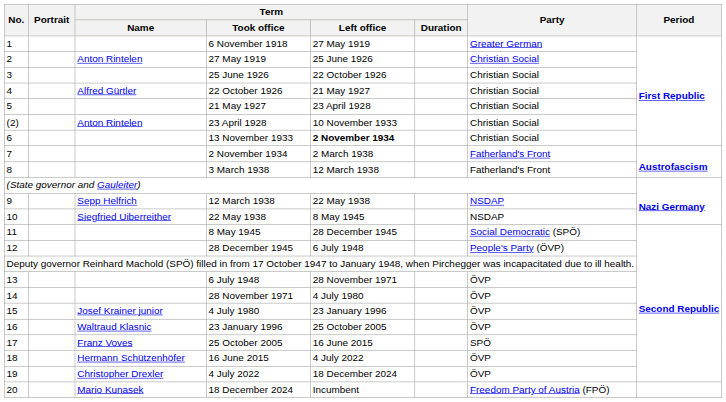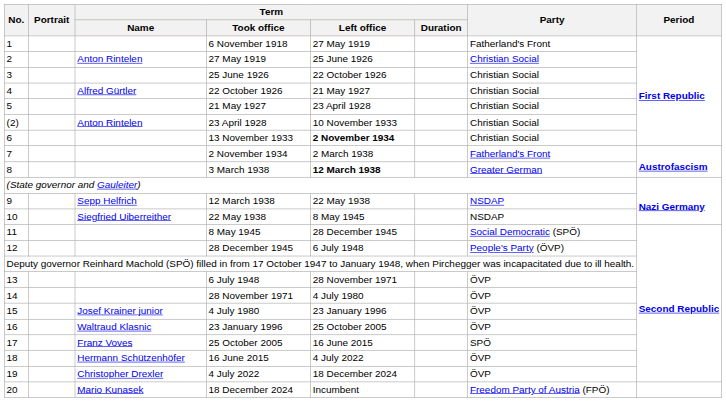(506, 43) Greater German -> (510, 43) Fatherland's Front
(346, 169) normal -> (347, 169) bold
(510, 169) Fatherland's Front -> (506, 169) Greater German
